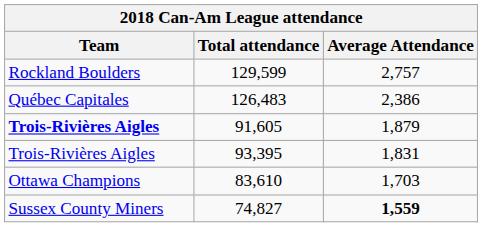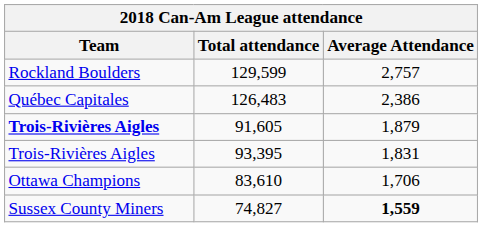(401, 180) 1,703 -> (401, 180) 1,706
